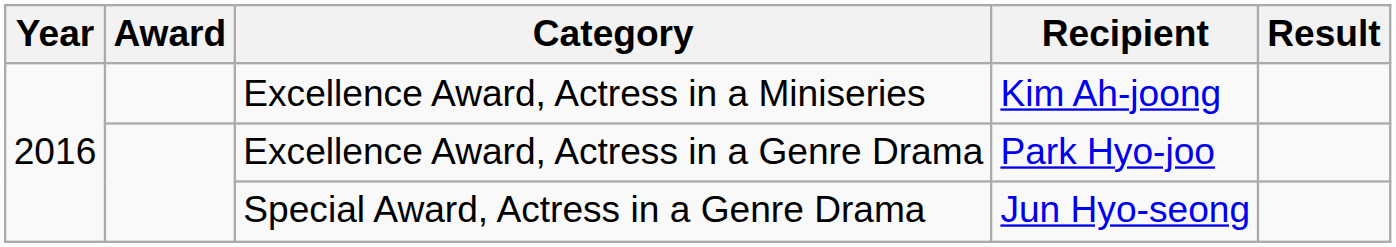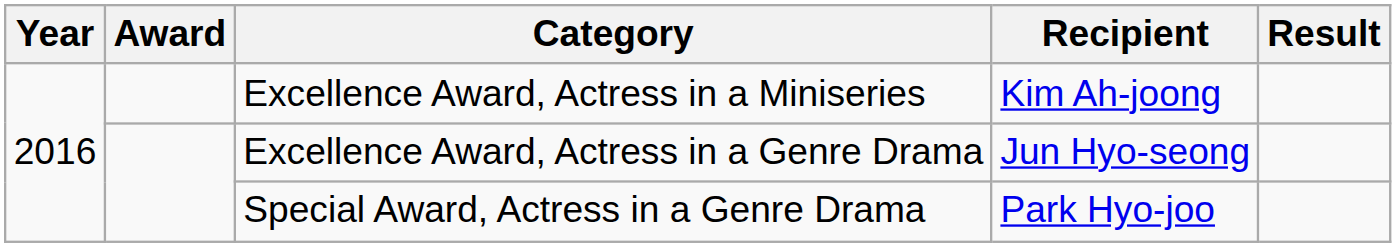(1108, 151) Park Hyo-joo -> (1125, 151) Jun Hyo-seong
(1125, 210) Jun Hyo-seong -> (1108, 210) Park Hyo-joo
